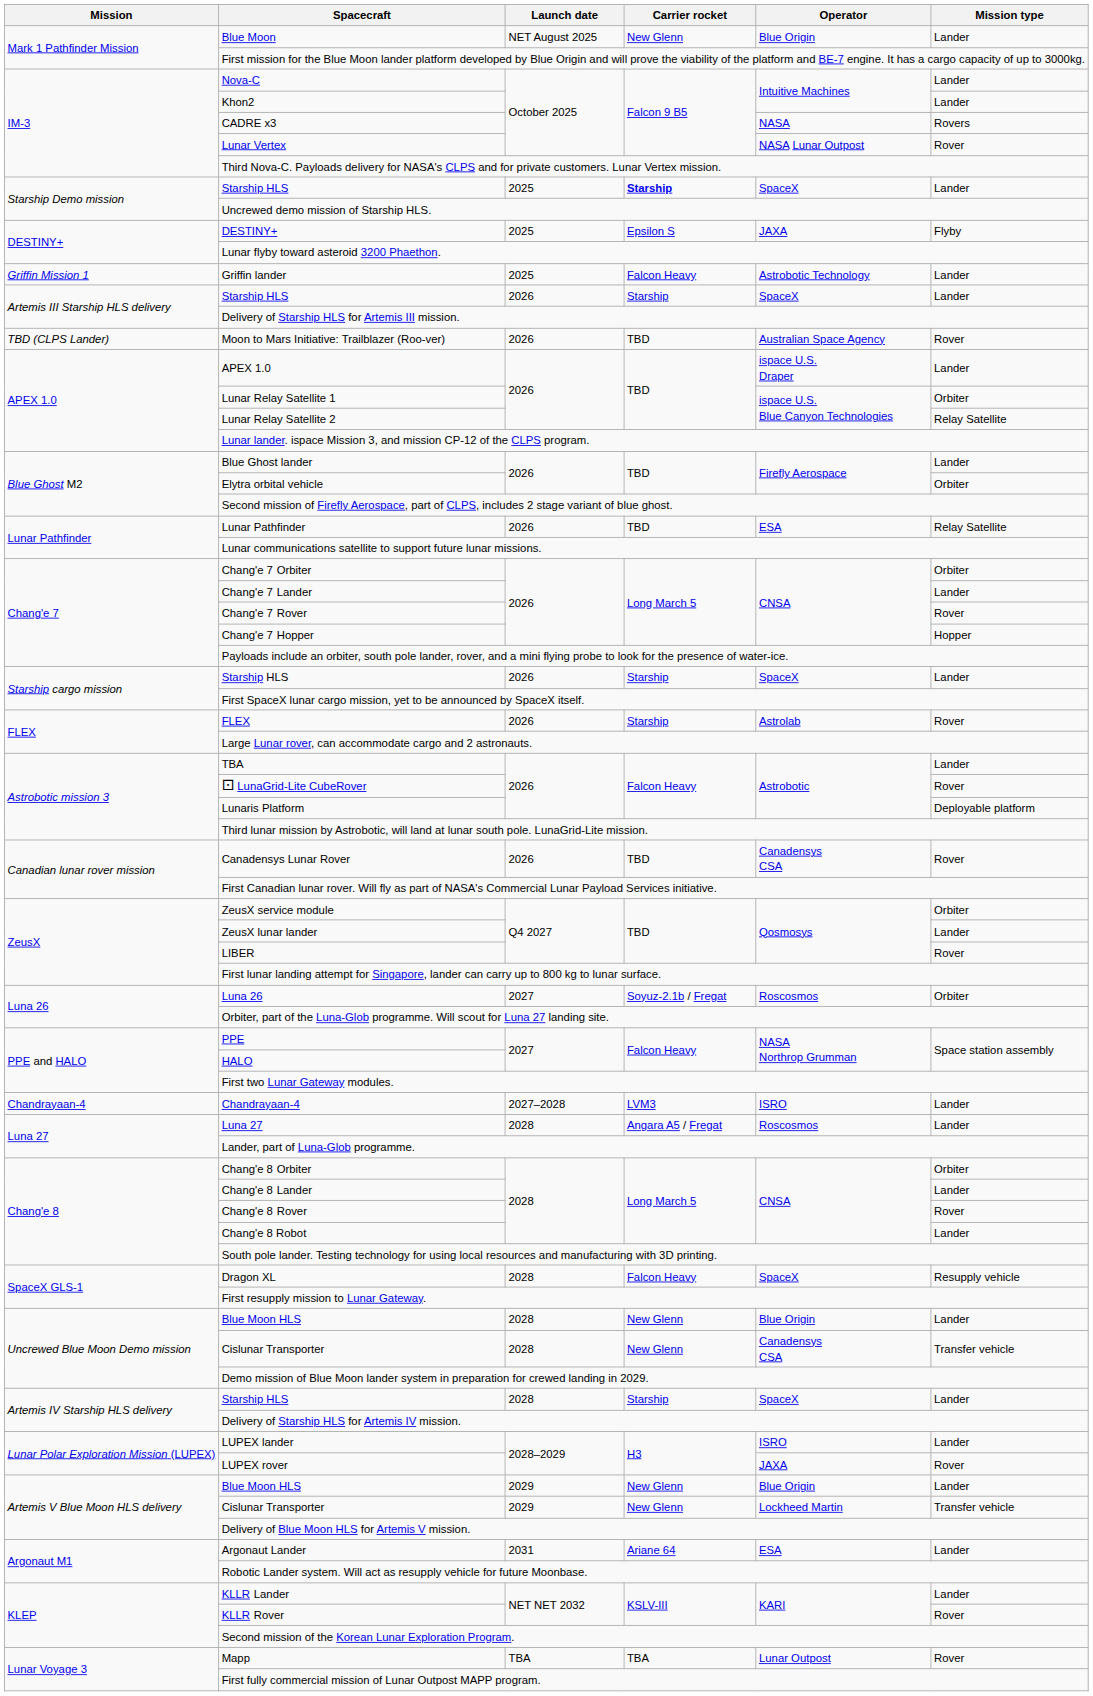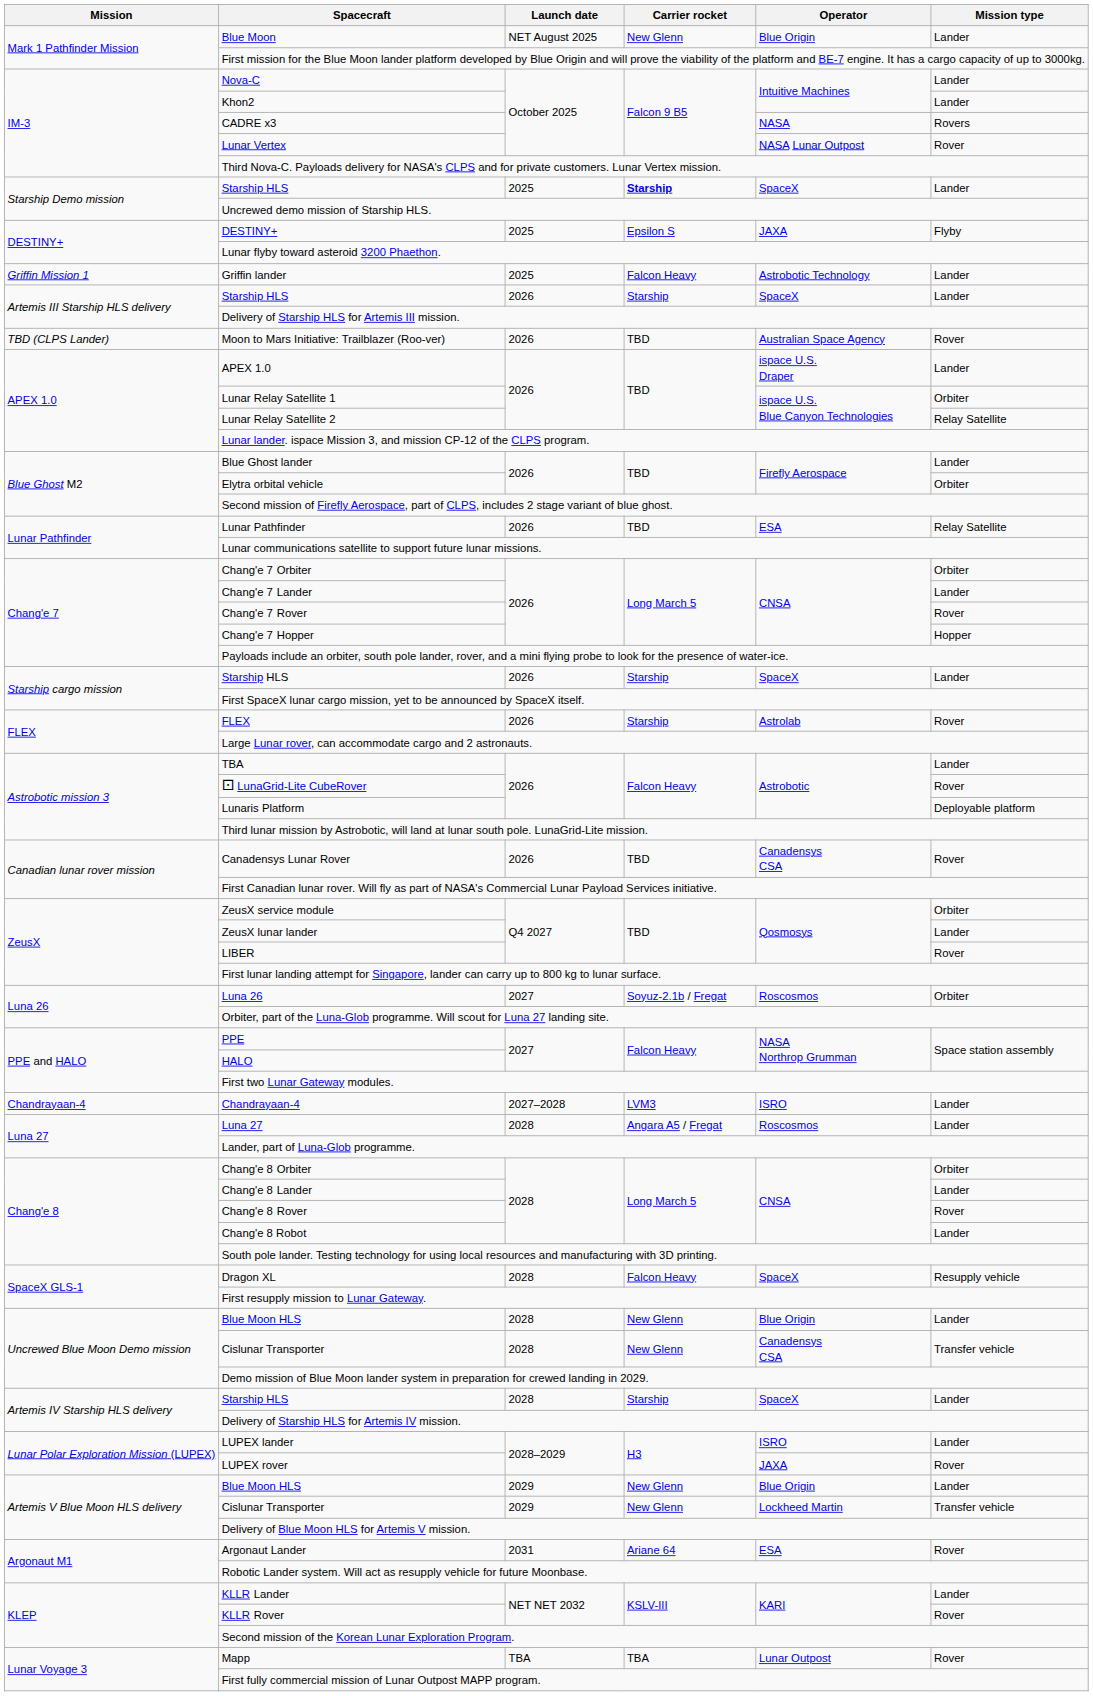(952, 1551) Lander -> (949, 1551) Rover
